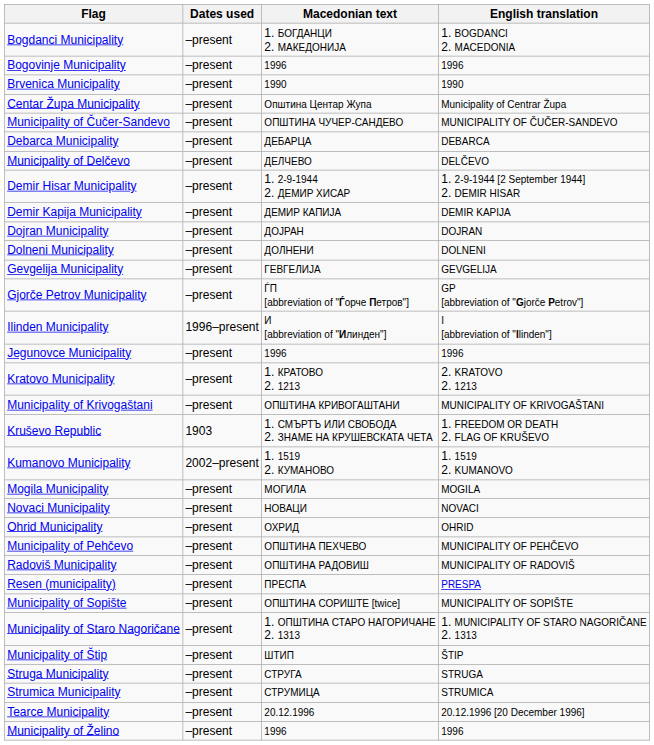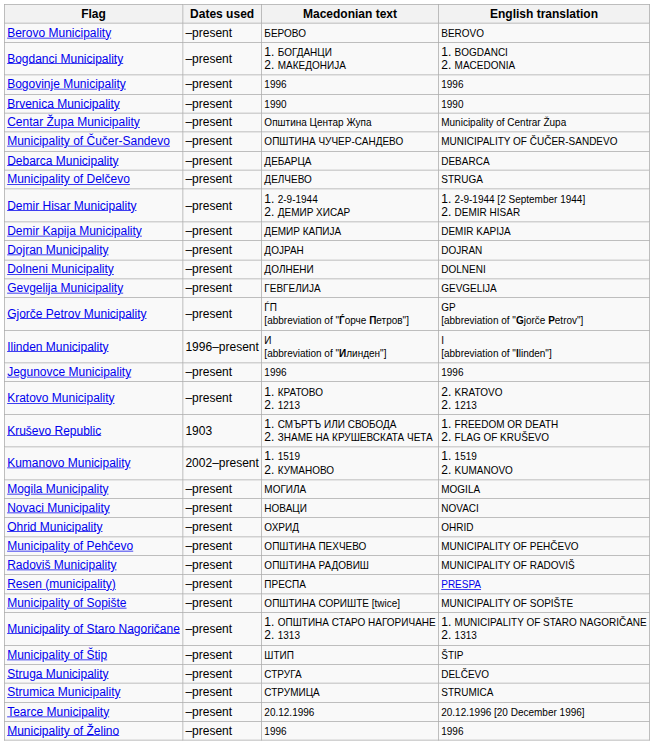+ row: (59, 33)
(465, 161) DELČEVO -> (462, 180) STRUGA
- row: (80, 405)
(462, 674) STRUGA -> (465, 674) DELČEVO
